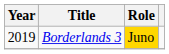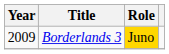(22, 37) 2019 -> (22, 37) 2009
